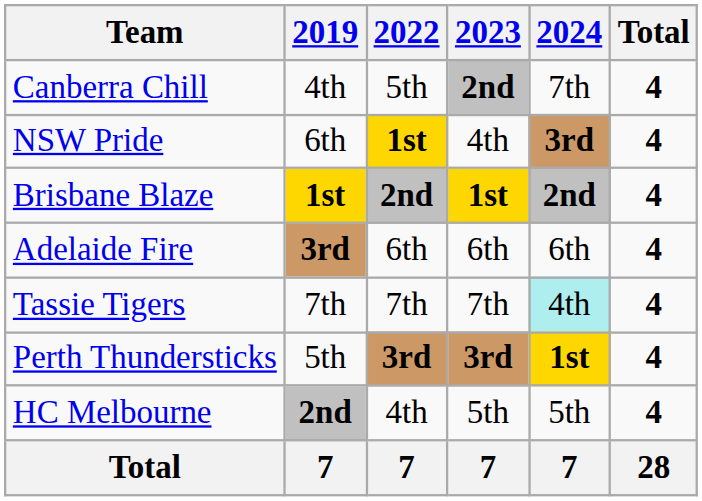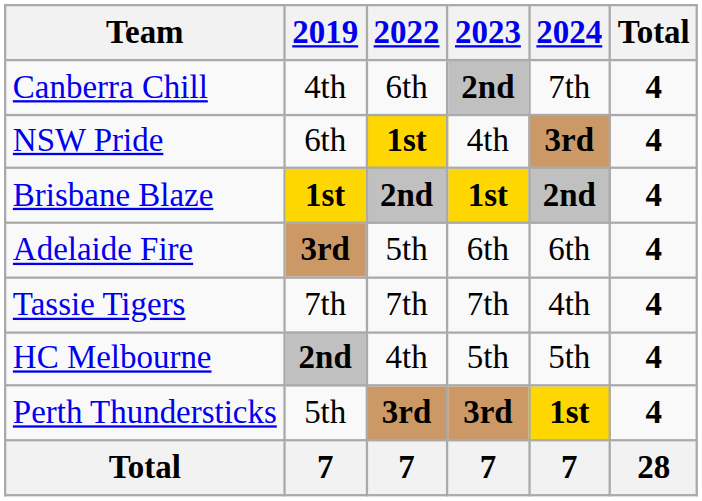(407, 86) 5th -> (407, 86) 6th
(407, 249) 6th -> (407, 249) 5th
(569, 304) paleturquoise background -> (569, 304) no background
rows swapped: (112, 412) <-> (145, 358)
